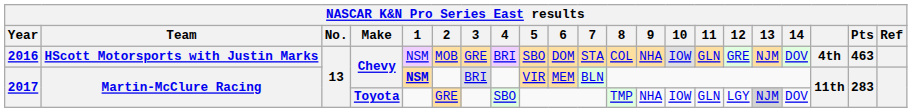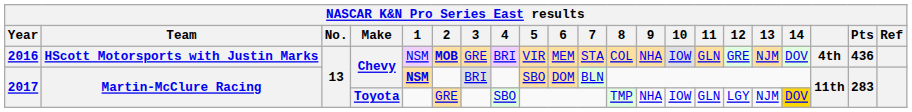(446, 56) normal -> (446, 56) bold
(534, 56) SBO -> (534, 56) VIR
(563, 56) DOM -> (563, 56) MEM
(862, 56) 463 -> (862, 56) 436
(534, 77) VIR -> (534, 77) SBO
(563, 77) MEM -> (563, 77) DOM
(767, 97) lightgrey background -> (767, 97) no background
(797, 97) no background -> (797, 97) gold background
